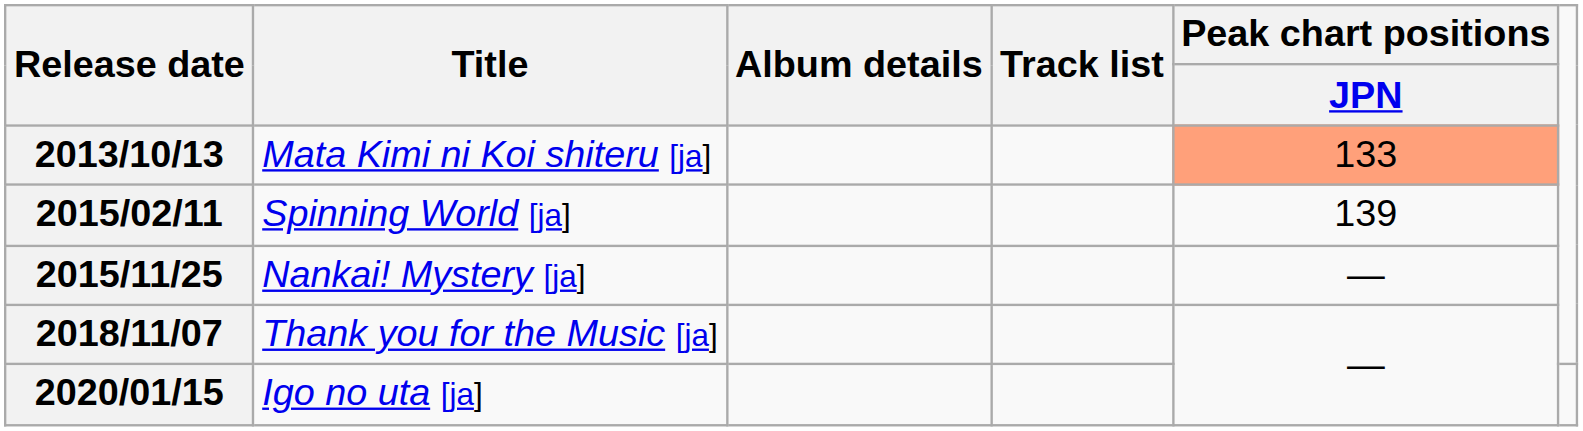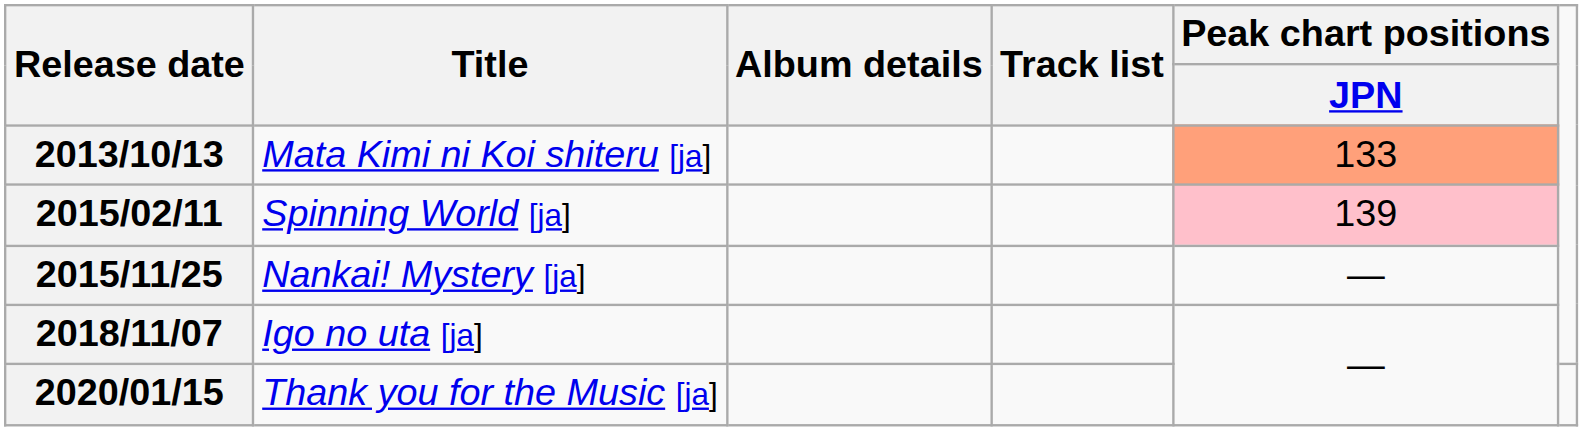(1366, 214) no background -> (1366, 214) pink background
(490, 333) Thank you for the Music [ja] -> (372, 333) Igo no uta [ja]
(372, 393) Igo no uta [ja] -> (490, 393) Thank you for the Music [ja]
